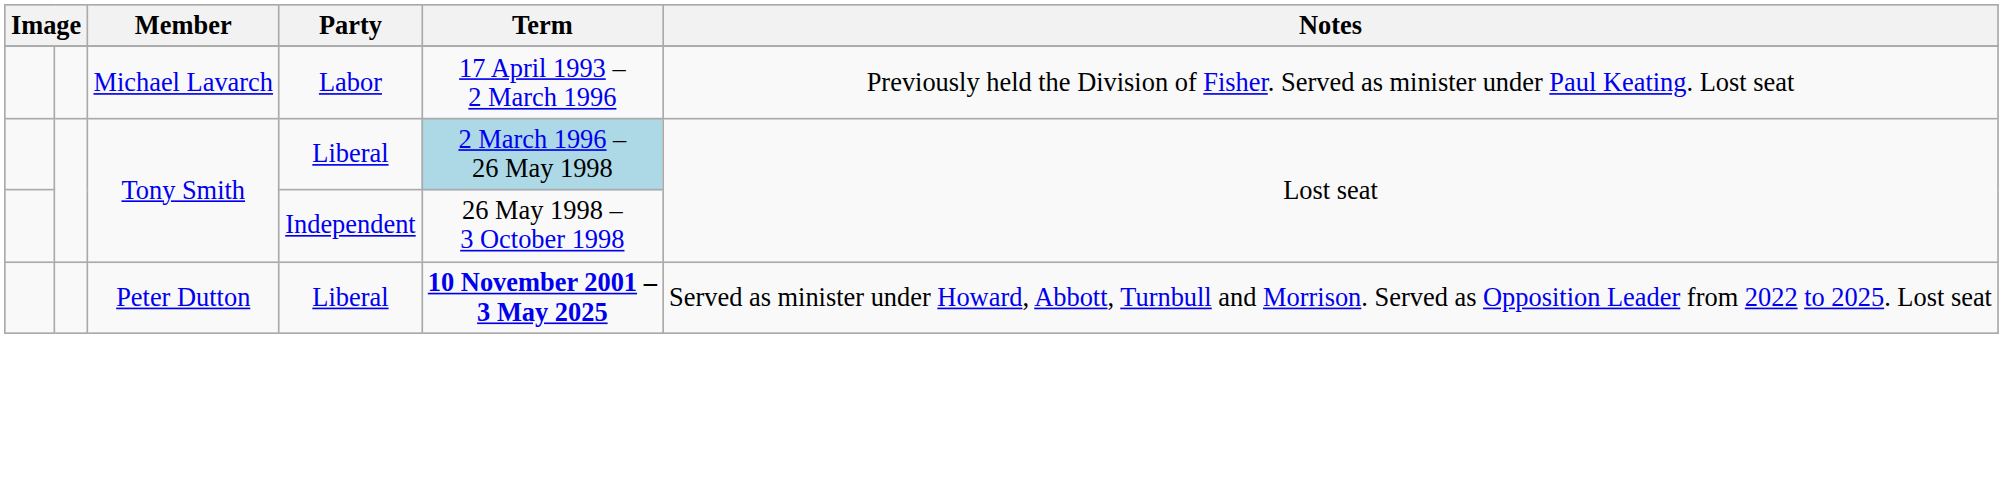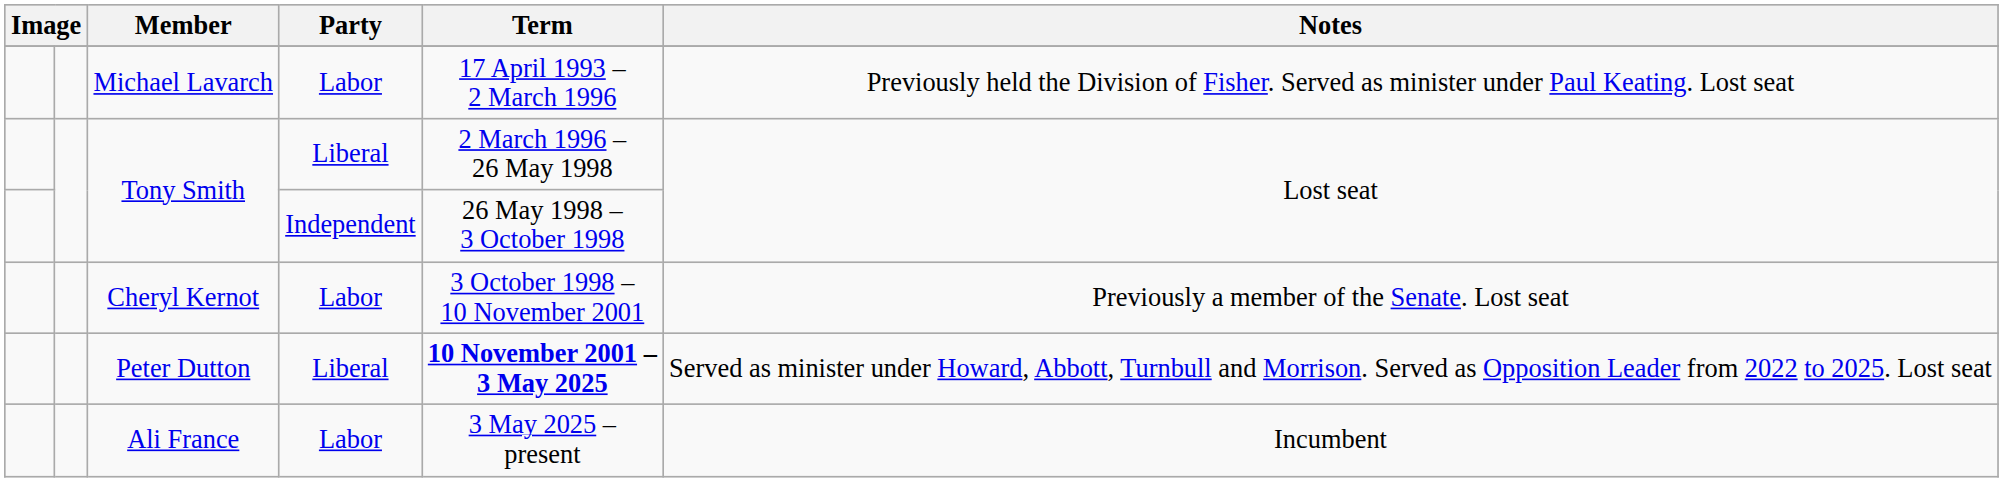(542, 153) lightblue background -> (542, 153) no background
+ row: (183, 296)
+ row: (183, 439)
